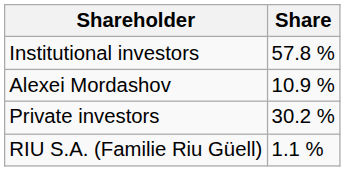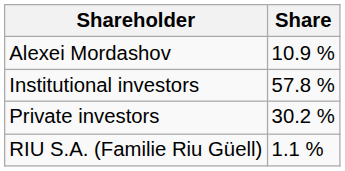rows swapped: (104, 52) <-> (90, 85)
